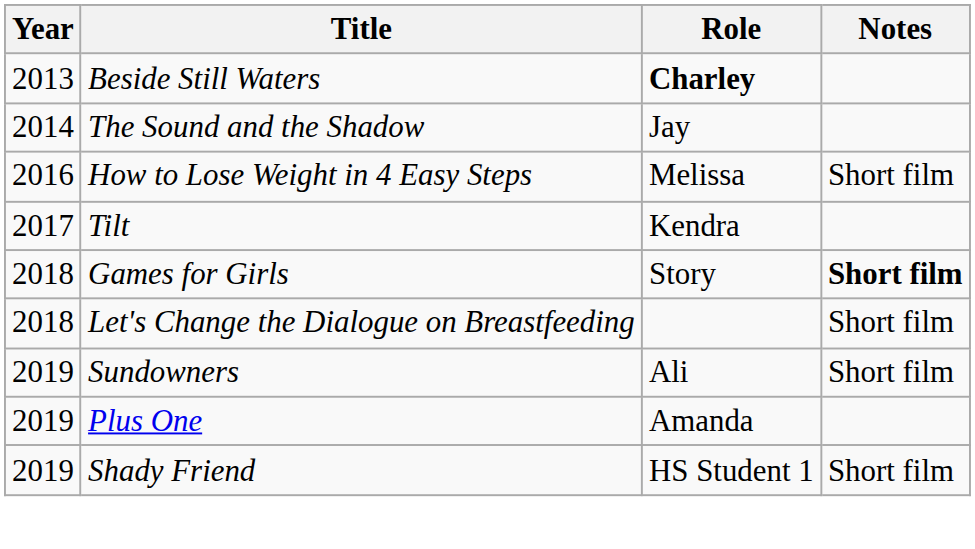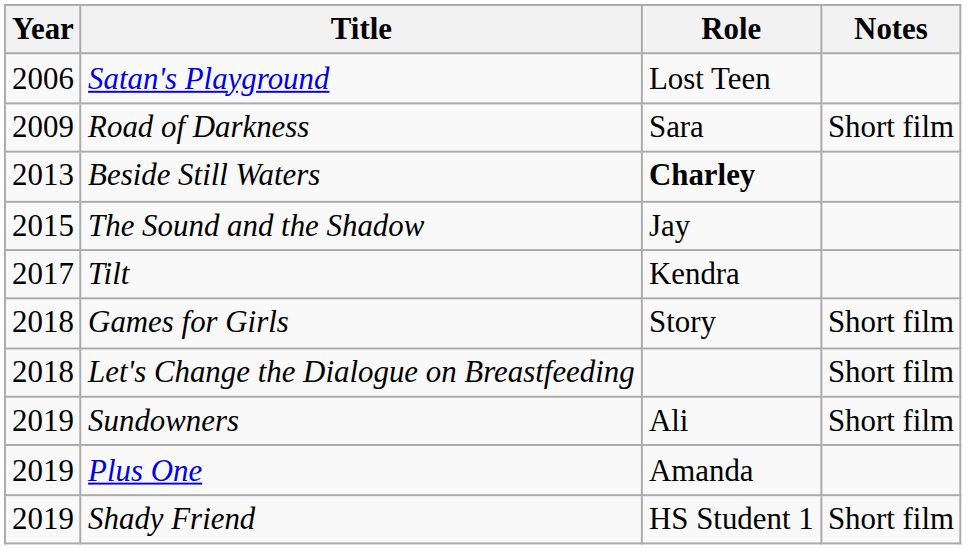+ row: (209, 77)
+ row: (199, 126)
(43, 126) 2014 -> (43, 224) 2015
- row: (310, 175)
(895, 273) bold -> (891, 322) normal
